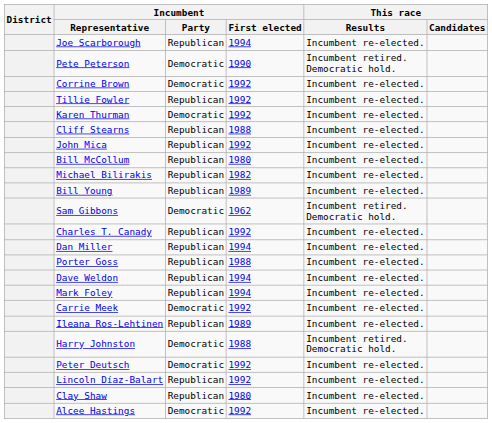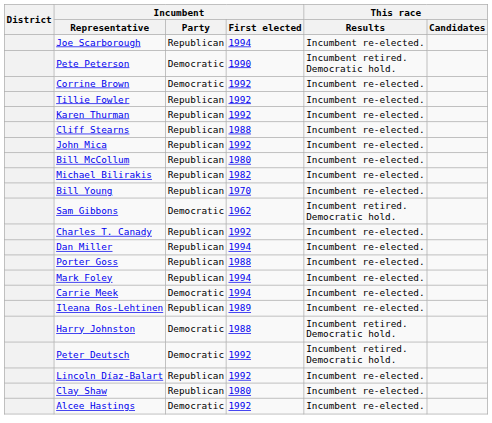(196, 114) Democratic -> (196, 114) Republican
(240, 191) 1989 -> (240, 191) 1970
- row: (87, 278)
(240, 308) 1992 -> (240, 293) 1994
(365, 365) Incumbent re-elected. -> (357, 355) Incumbent retired. Democratic hold.
